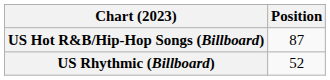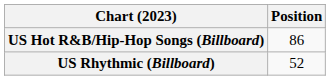(297, 39) 87 -> (297, 39) 86
